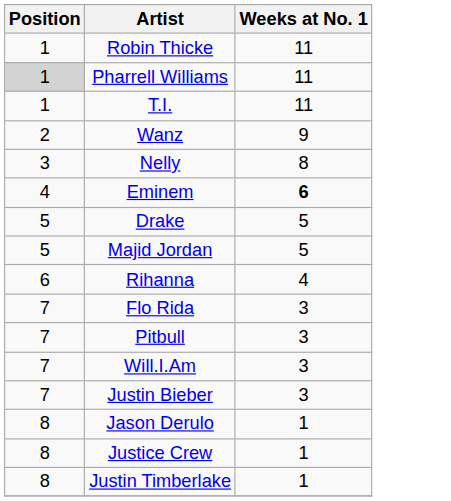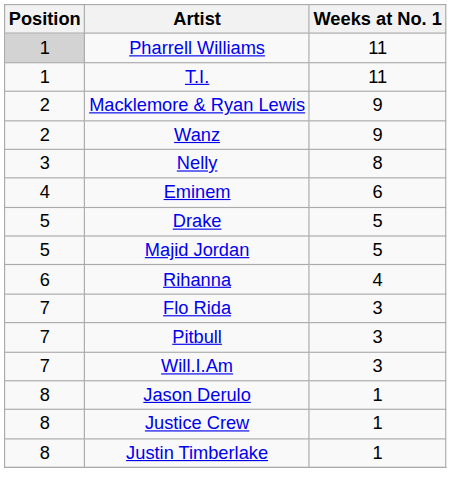- row: (160, 47)
+ row: (197, 105)
(304, 192) bold -> (378, 192) normal
- row: (160, 395)
